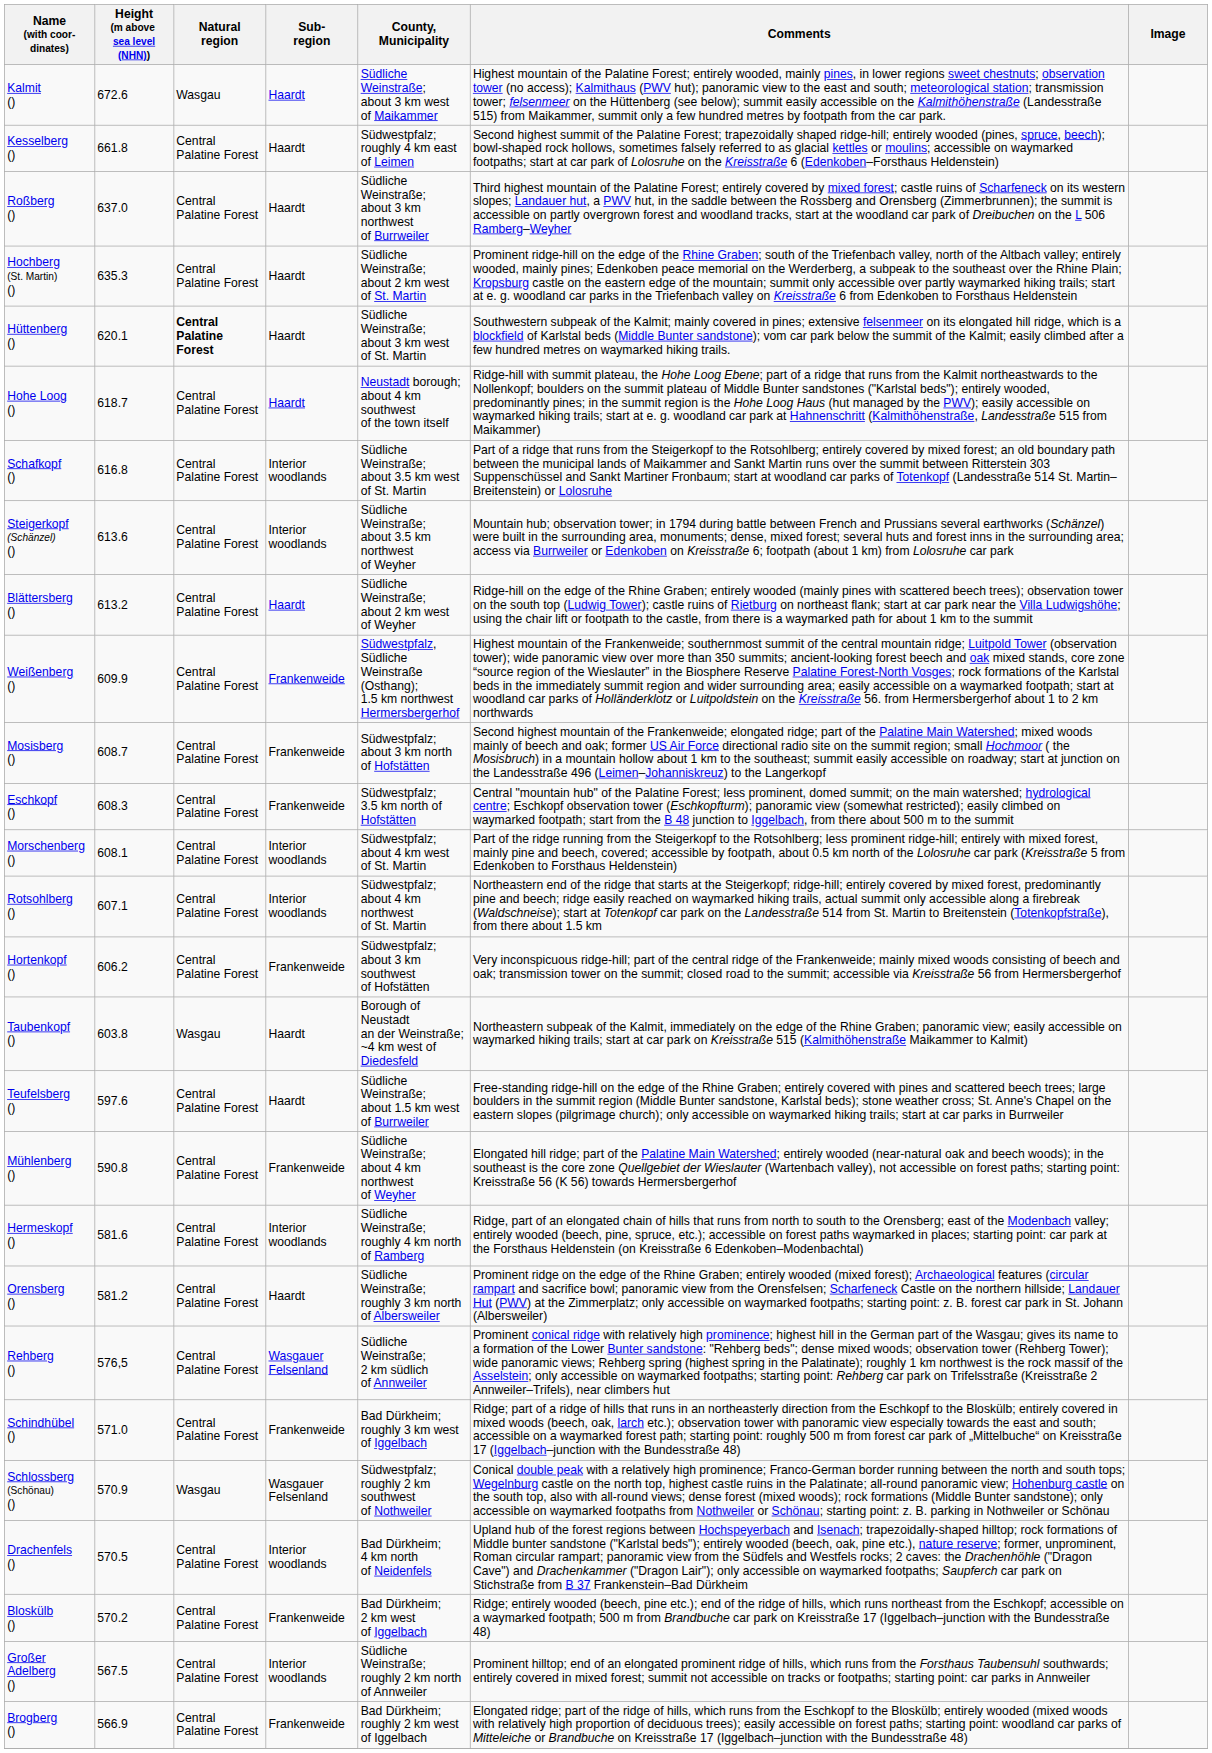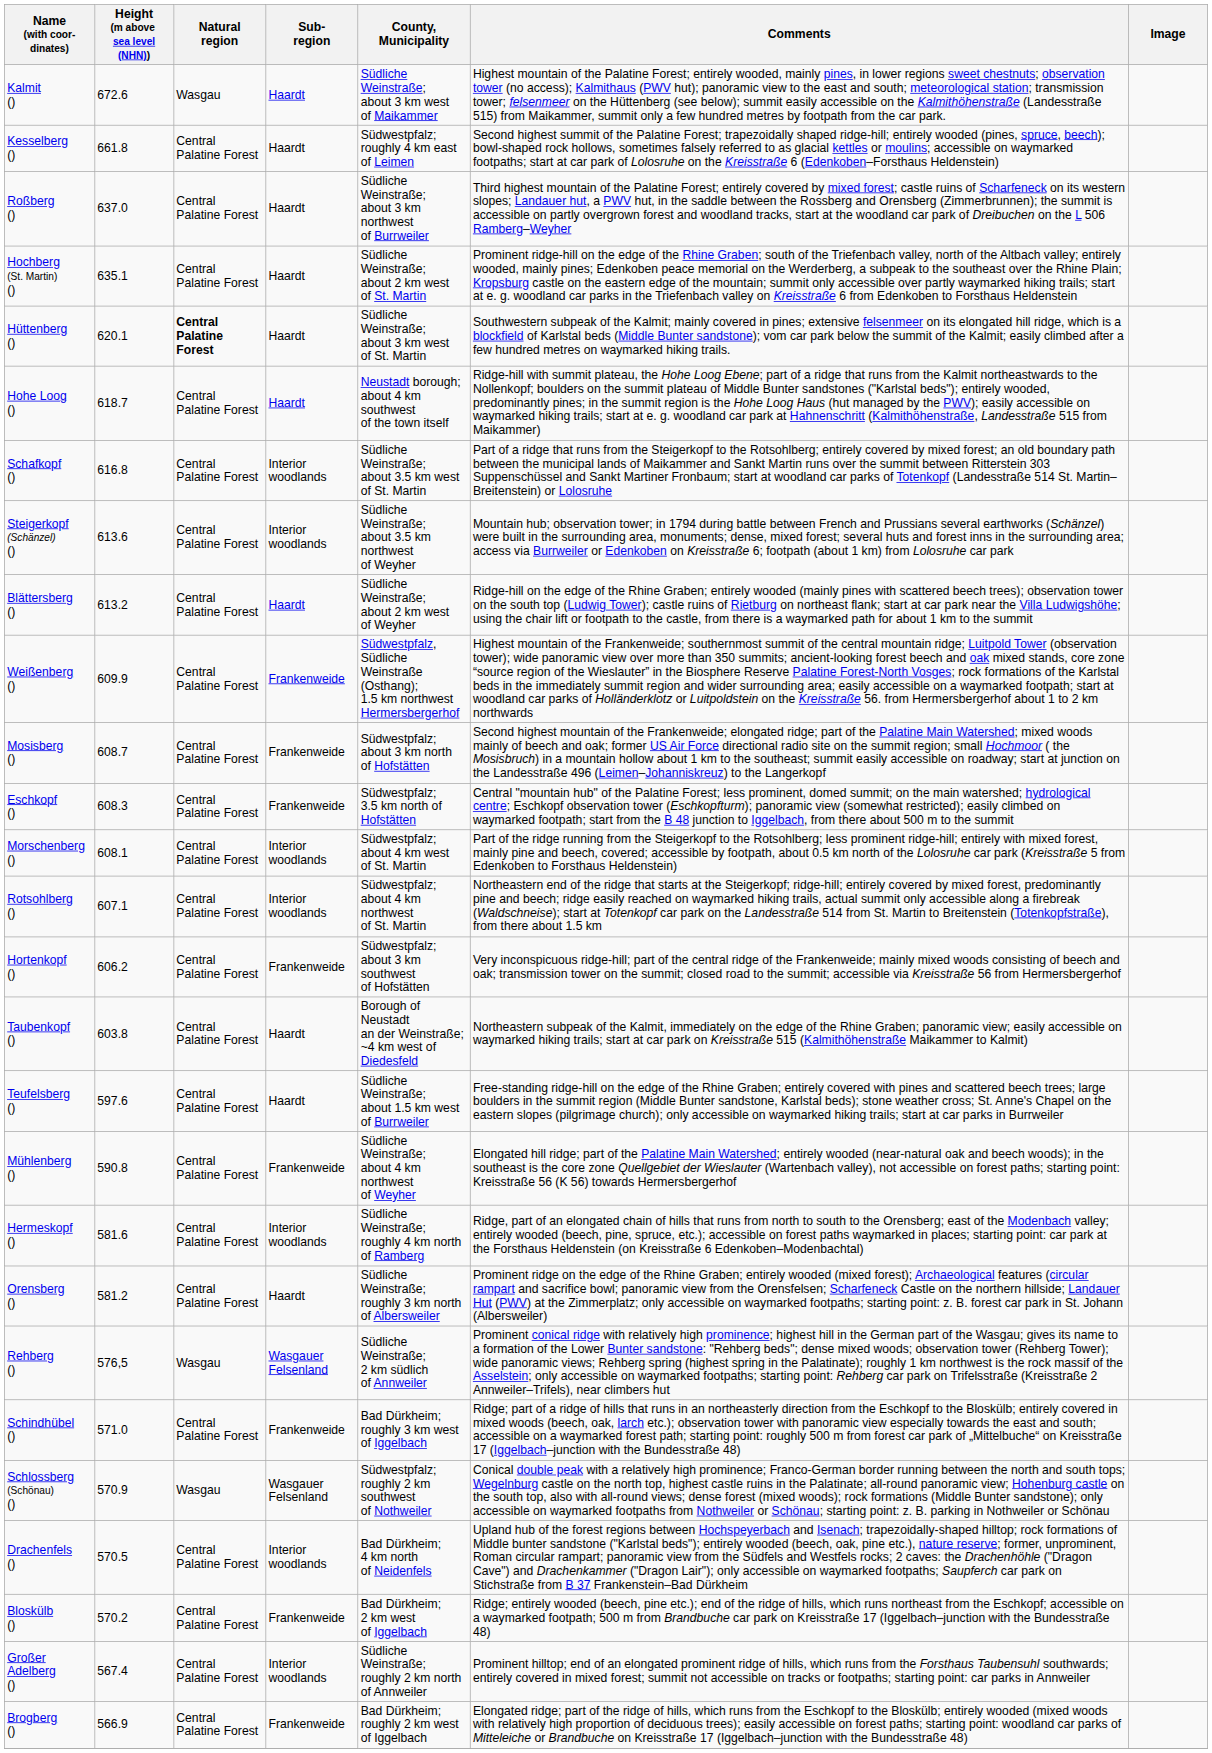(113, 275) 635.3 -> (113, 275) 635.1
(198, 1034) Wasgau -> (217, 1034) Central Palatine Forest
(217, 1363) Central Palatine Forest -> (198, 1363) Wasgau
(113, 1671) 567.5 -> (113, 1671) 567.4
